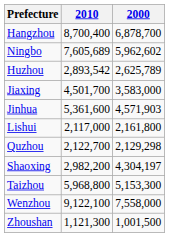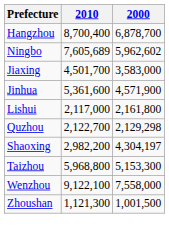- row: (25, 71)
(138, 109) 4,571,903 -> (138, 90) 4,571,900
